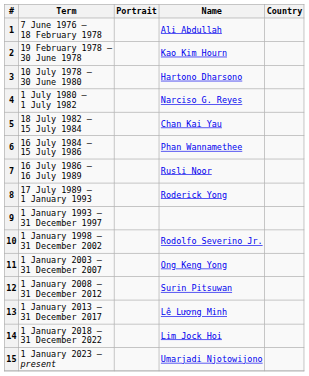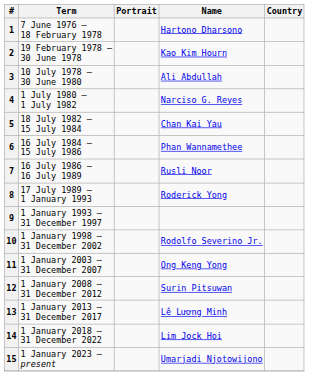(191, 30) Ali Abdullah -> (202, 30) Hartono Dharsono
(202, 77) Hartono Dharsono -> (191, 77) Ali Abdullah
